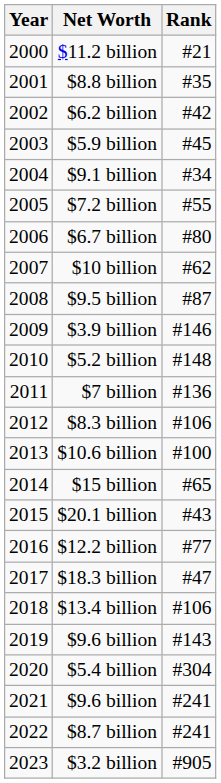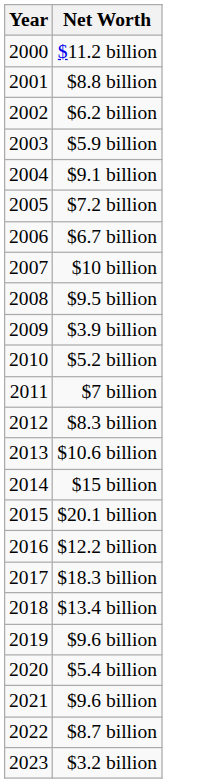- column: (189, 19)
